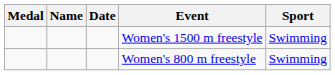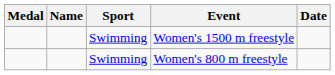columns swapped: (298, 15) <-> (102, 15)
